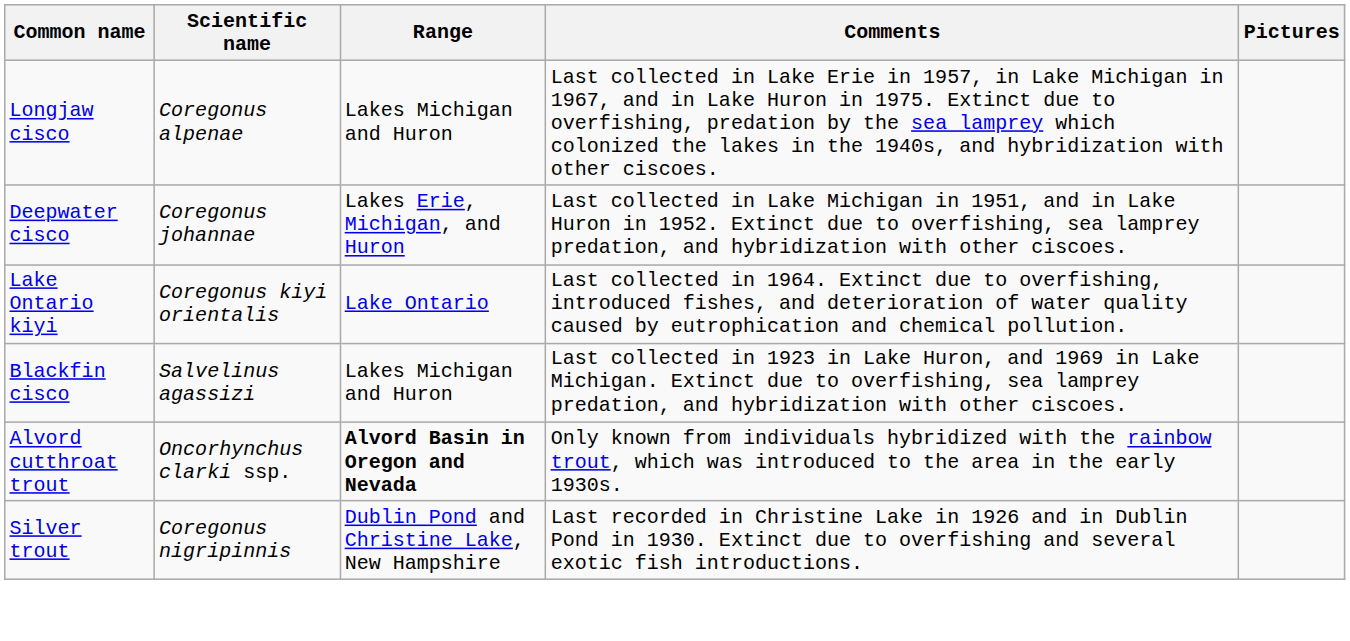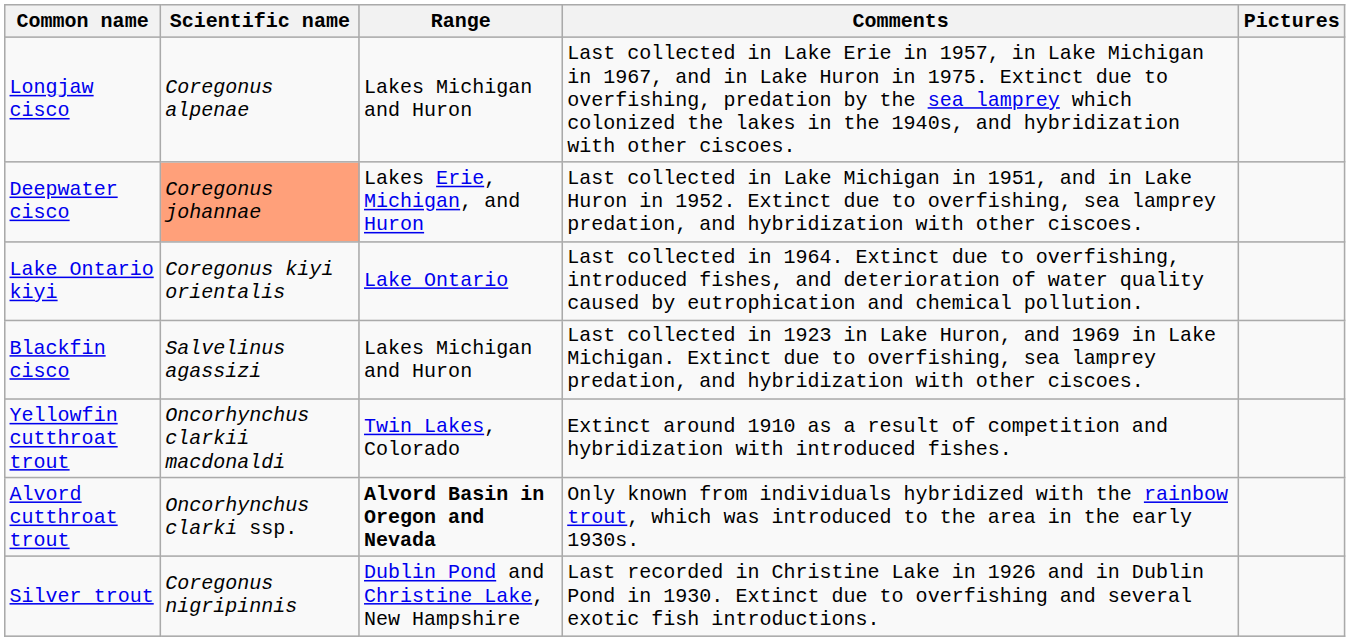(213, 225) no background -> (219, 202) lightsalmon background
+ row: (64, 438)
